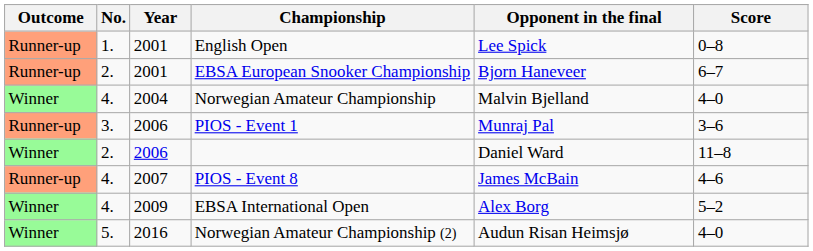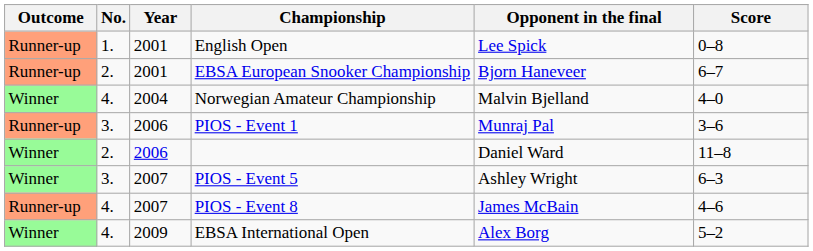+ row: (246, 179)
- row: (326, 233)
